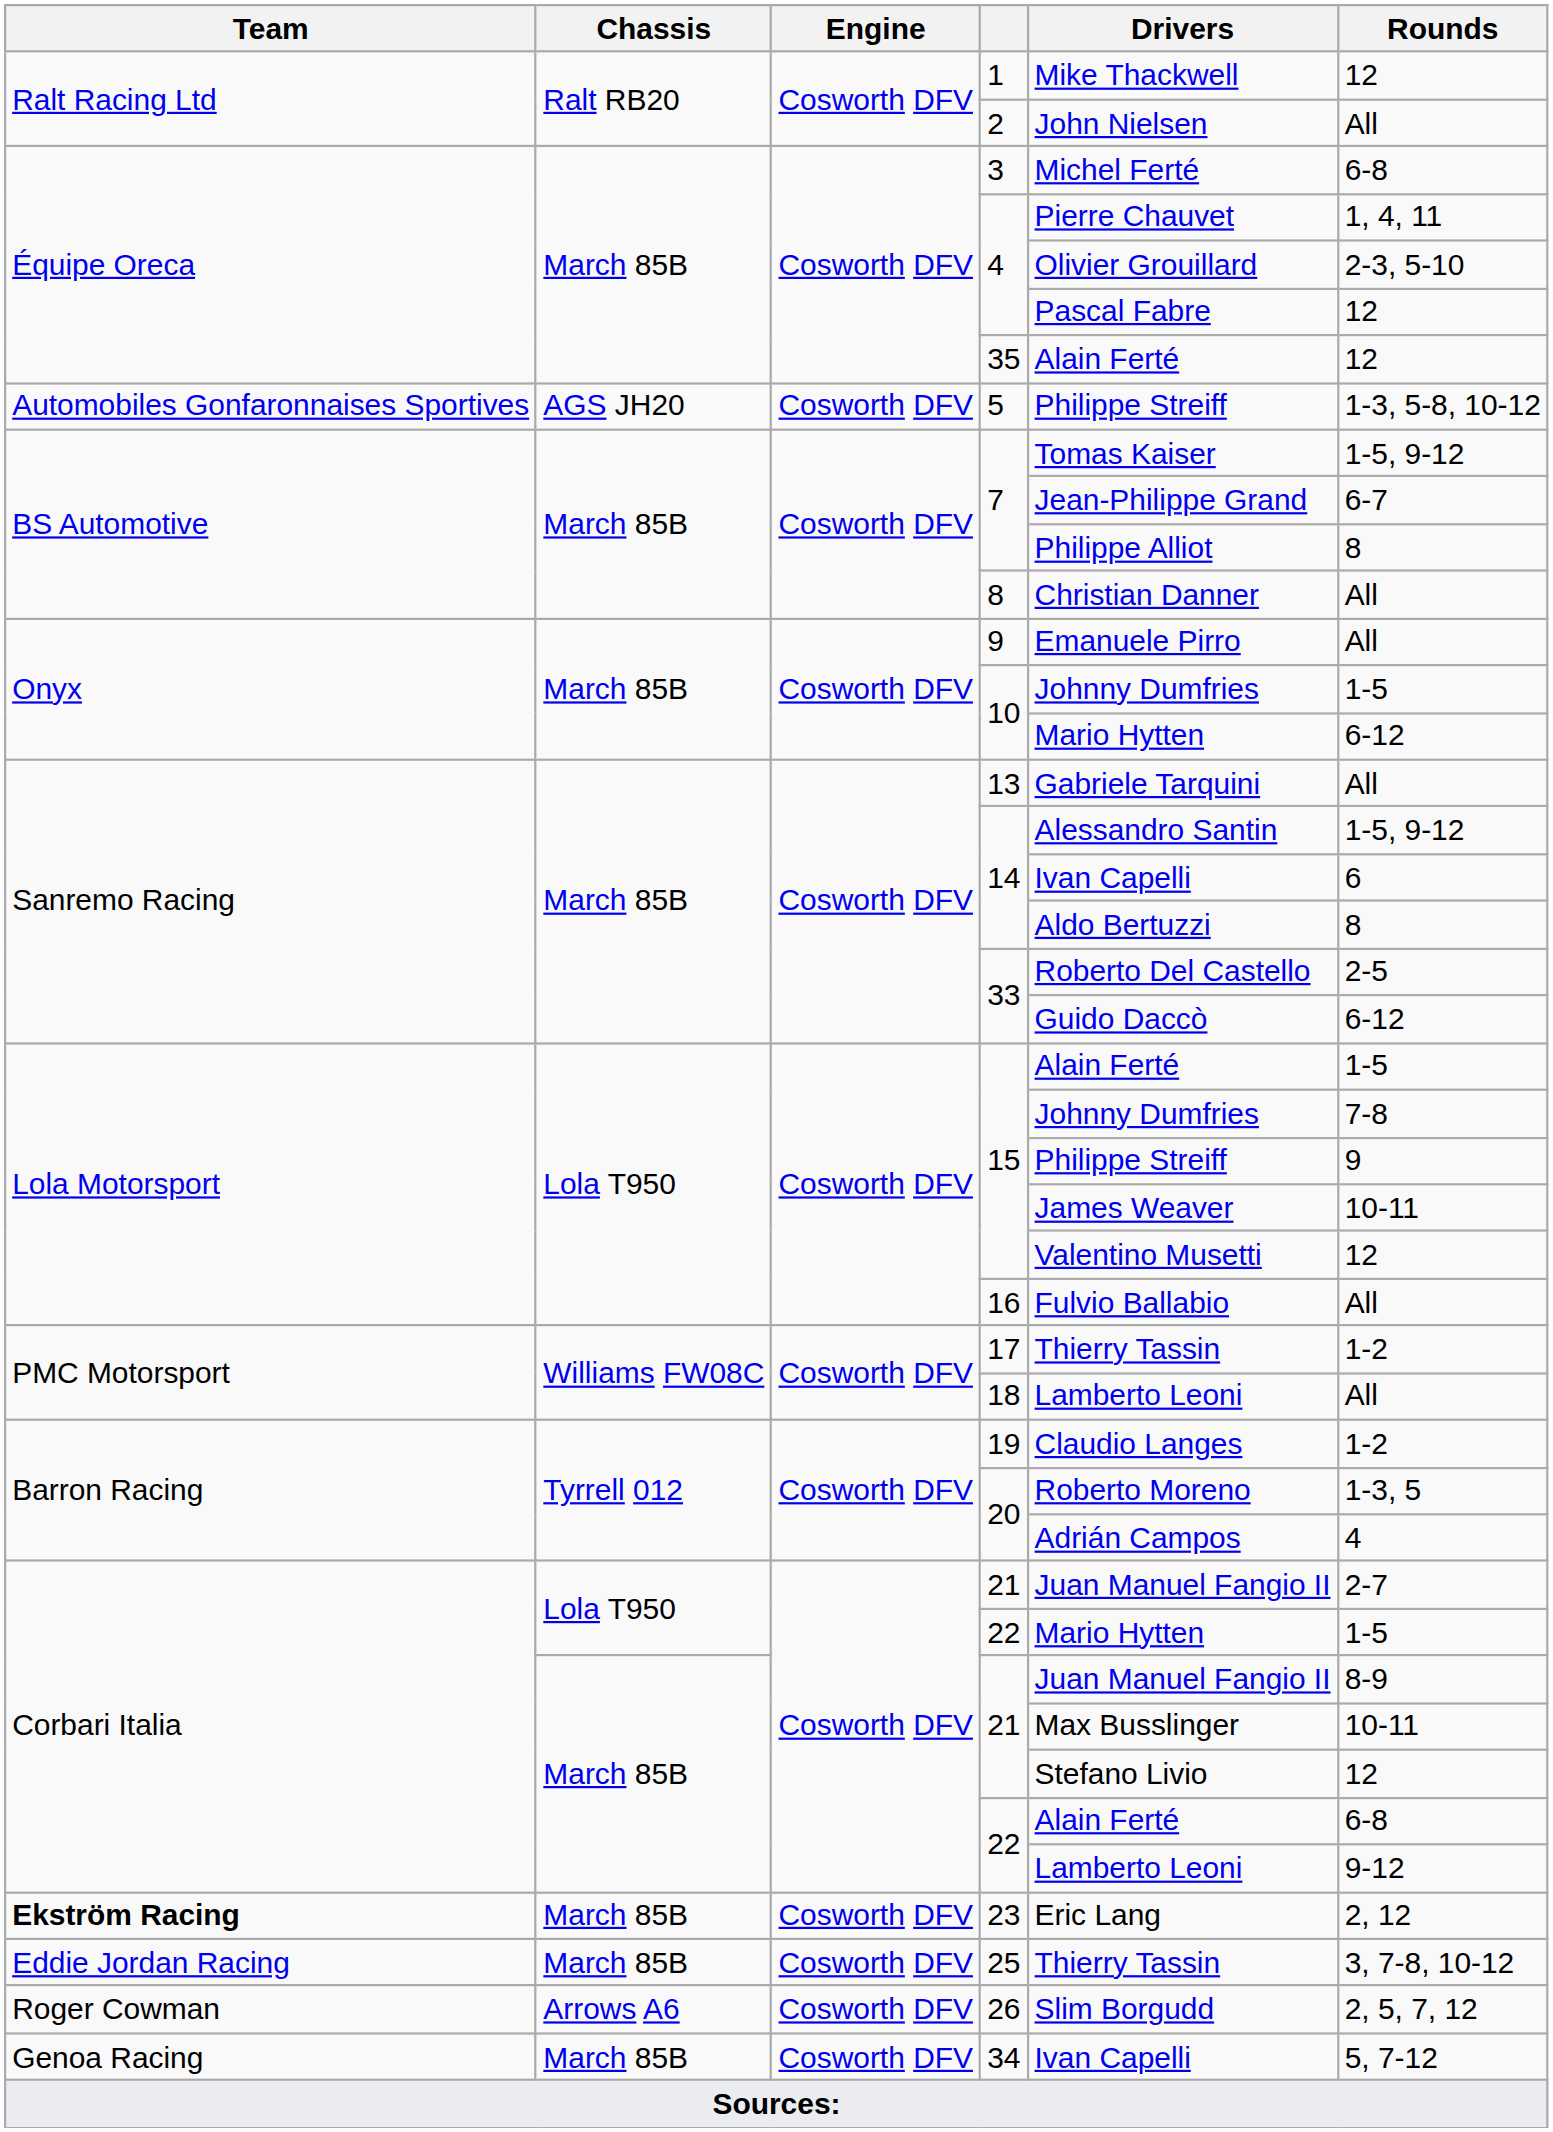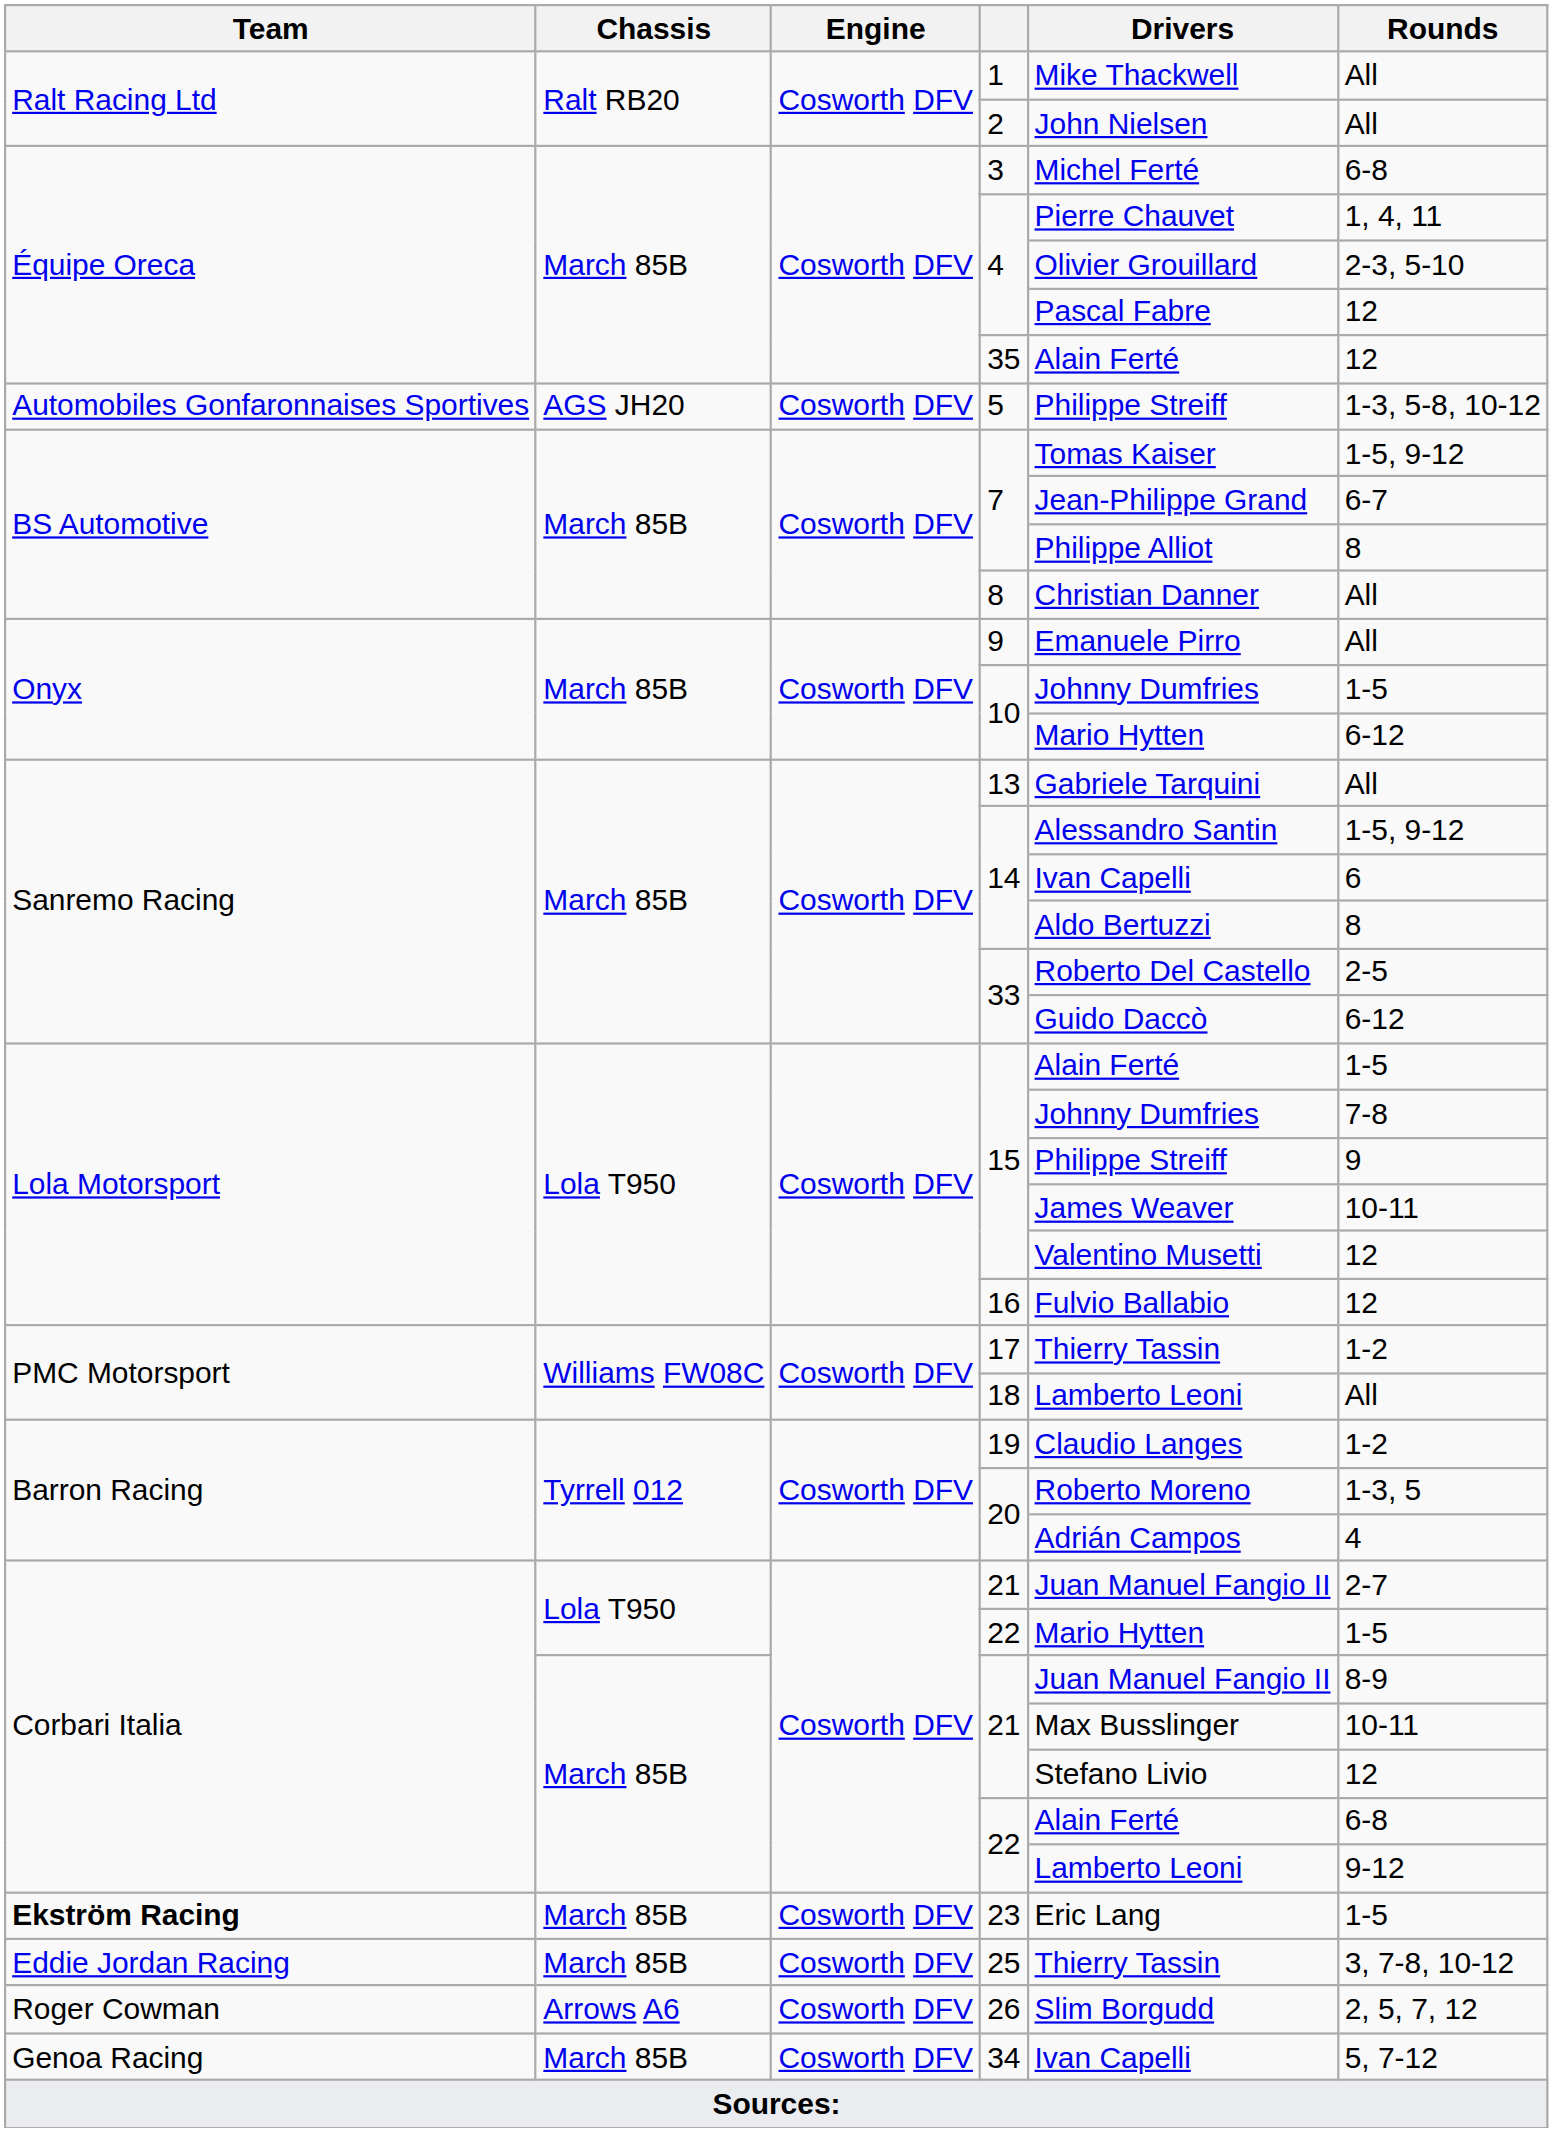(1361, 75) 12 -> (1361, 75) All
(1361, 1302) All -> (1361, 1302) 12
(1378, 1915) 2, 12 -> (1366, 1915) 1-5
